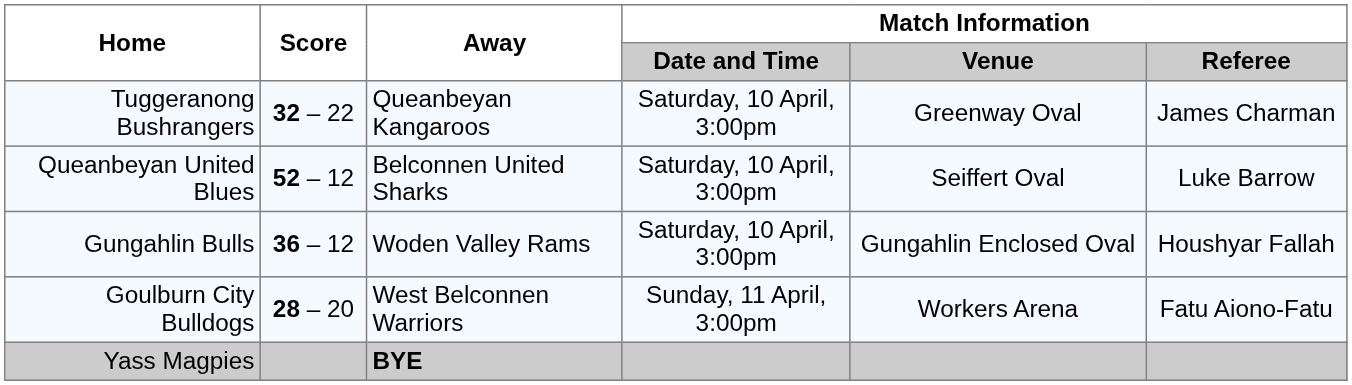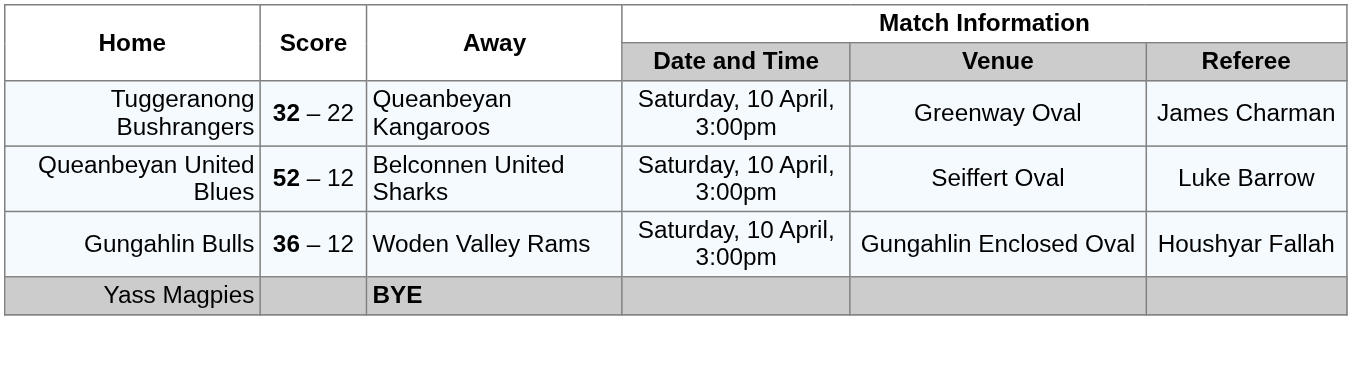- row: (180, 309)
